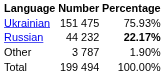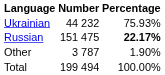(80, 23) 151 475 -> (83, 23) 44 232
(83, 38) 44 232 -> (80, 38) 151 475
